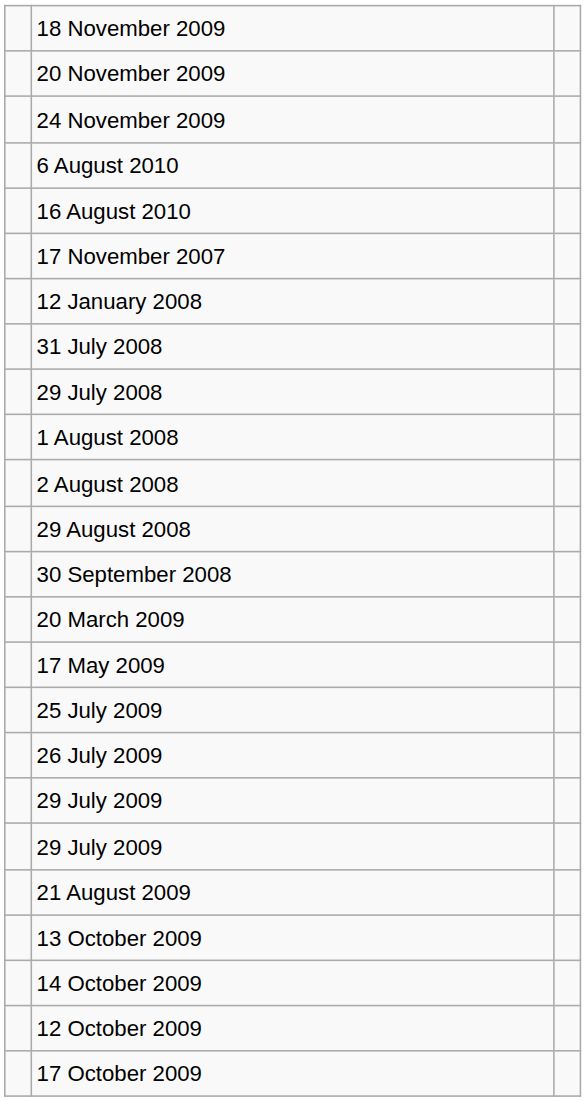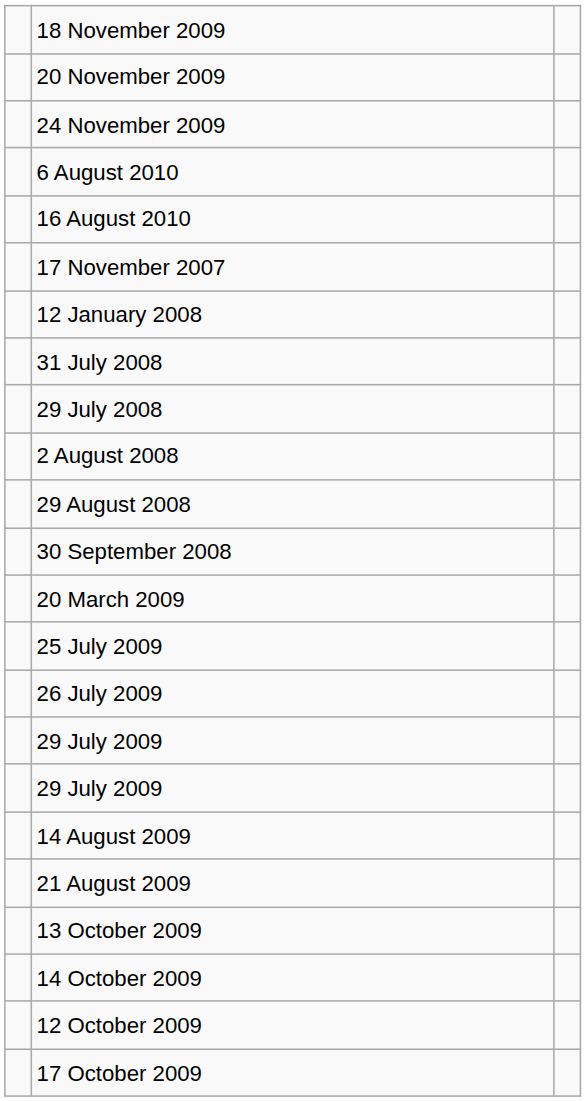- row: (18, 438)
- row: (18, 665)
+ row: (18, 836)
